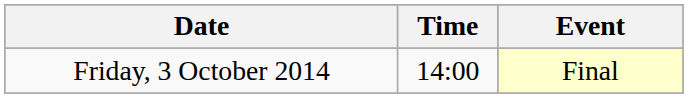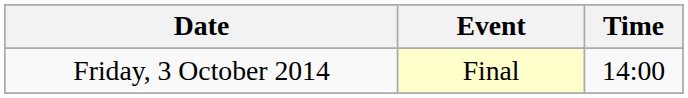columns swapped: (448, 26) <-> (590, 26)
